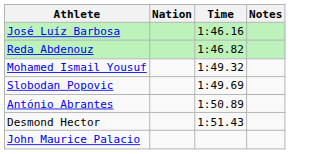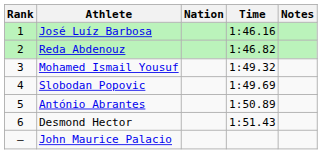+ column: (20, 13)
